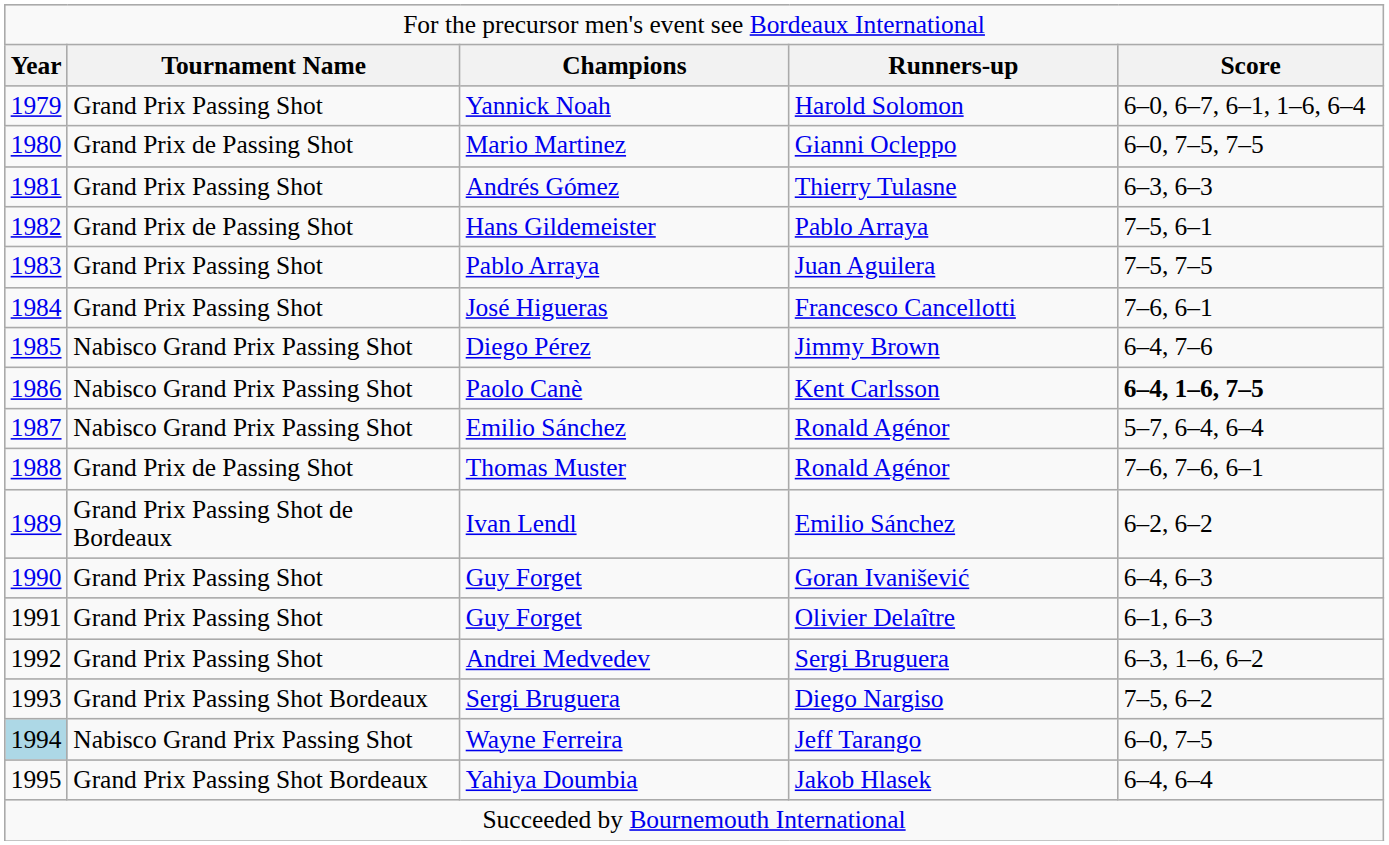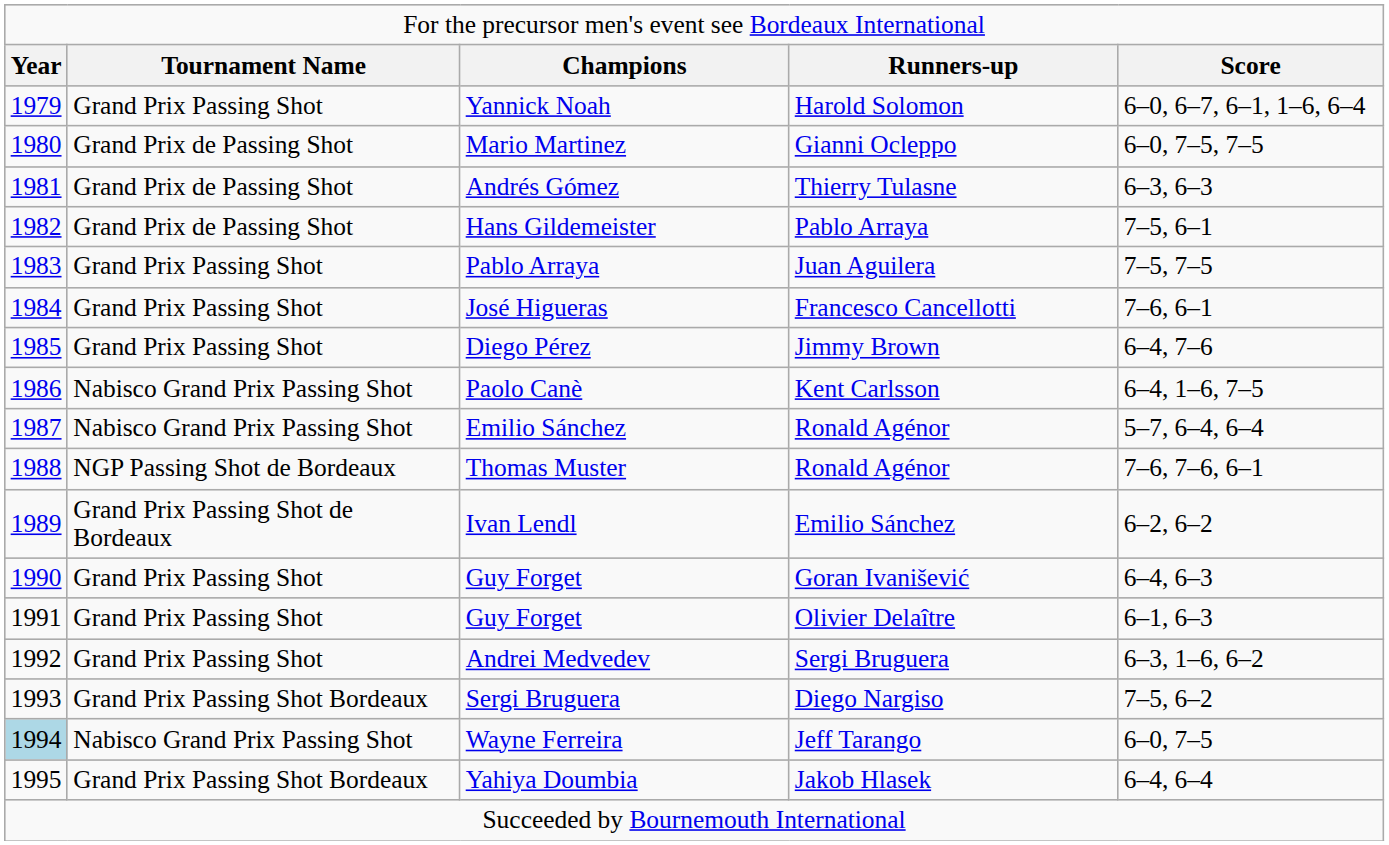(198, 186) Grand Prix Passing Shot -> (213, 186) Grand Prix de Passing Shot
(243, 347) Nabisco Grand Prix Passing Shot -> (198, 347) Grand Prix Passing Shot
(1194, 387) bold -> (1194, 387) normal
(213, 468) Grand Prix de Passing Shot -> (235, 468) NGP Passing Shot de Bordeaux
